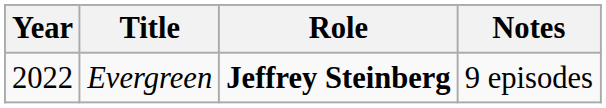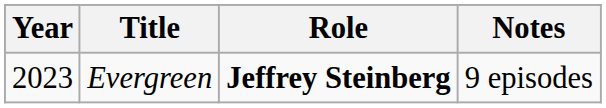(43, 77) 2022 -> (43, 77) 2023
